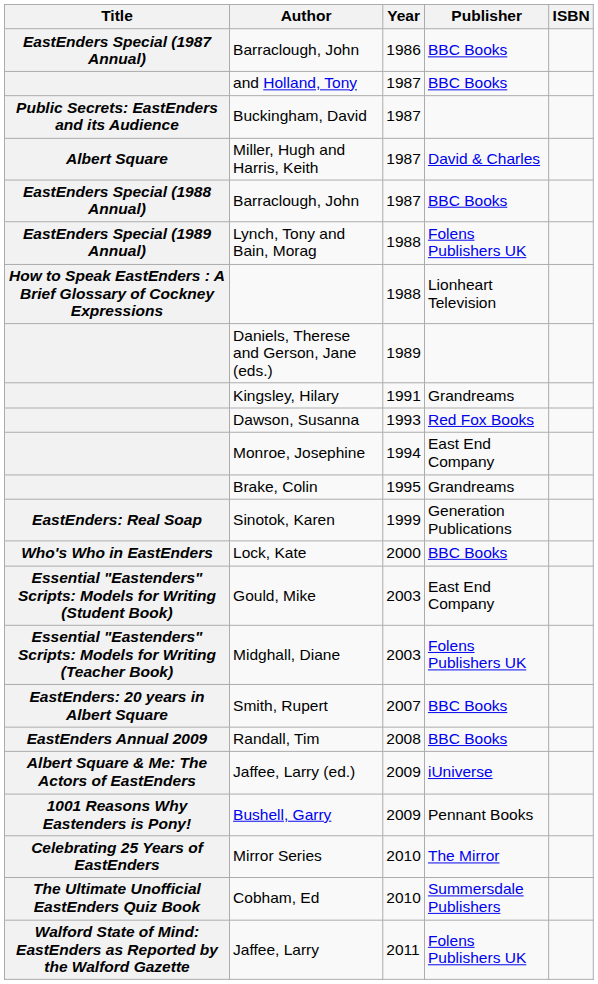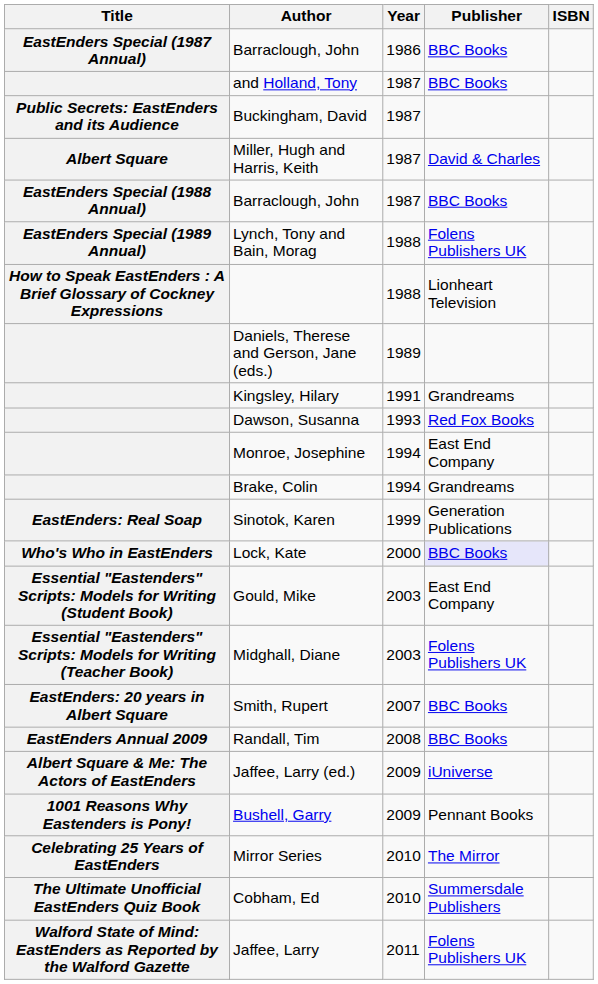(404, 486) 1995 -> (404, 486) 1994
(468, 553) no background -> (468, 553) lavender background
